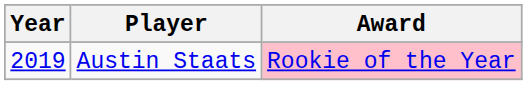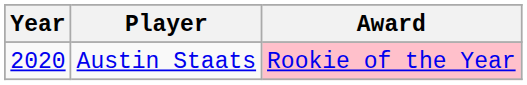(38, 61) 2019 -> (38, 61) 2020
